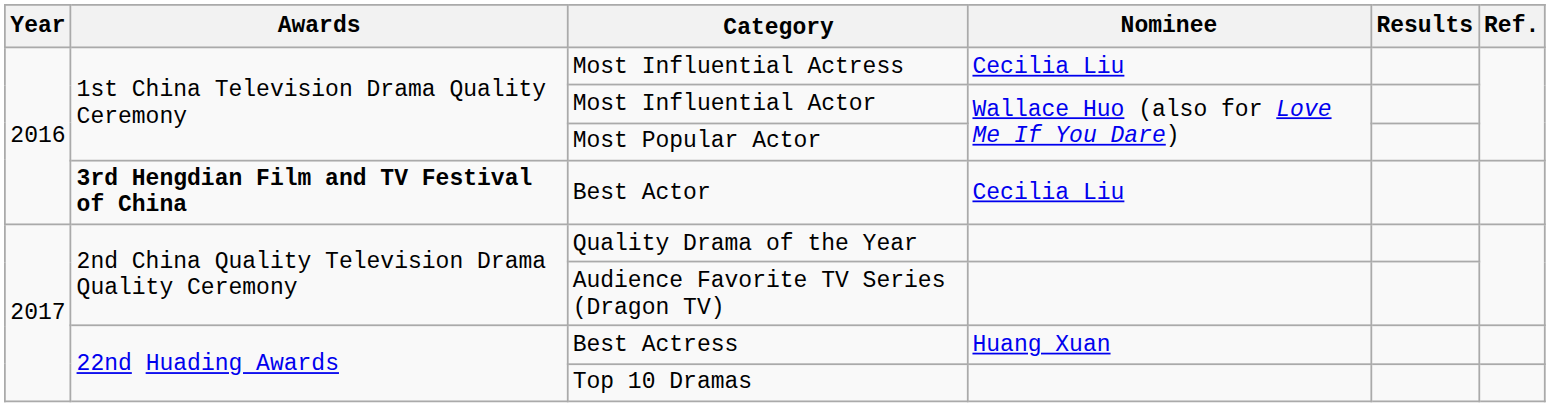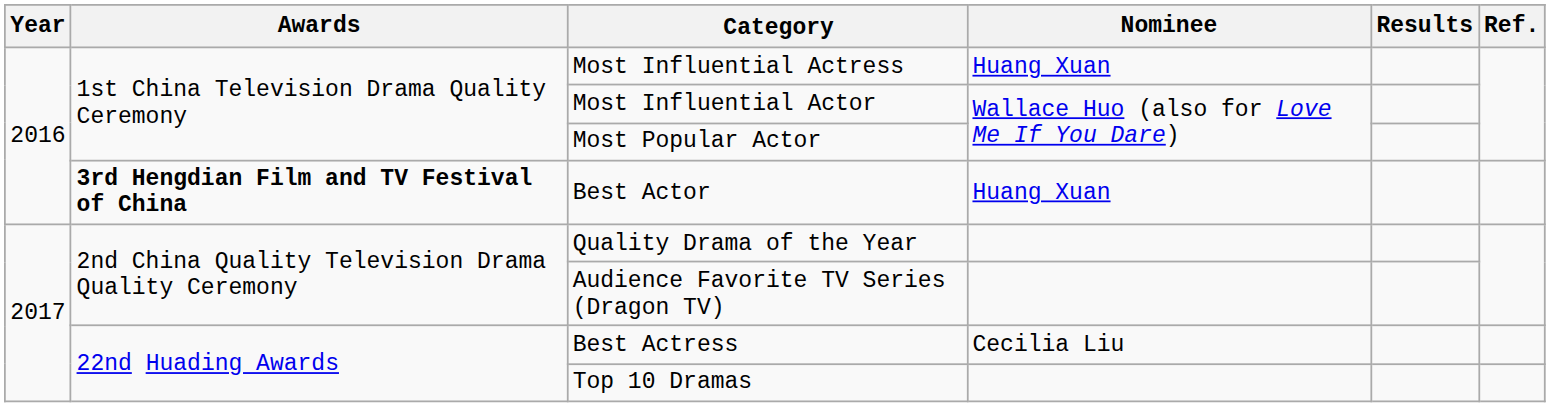(1048, 66) Cecilia Liu -> (1042, 66) Huang Xuan
(1048, 192) Cecilia Liu -> (1042, 192) Huang Xuan
(1042, 345) Huang Xuan -> (1048, 345) Cecilia Liu
